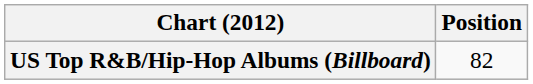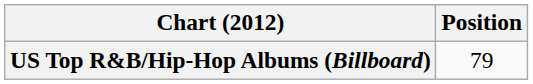(482, 60) 82 -> (482, 60) 79
